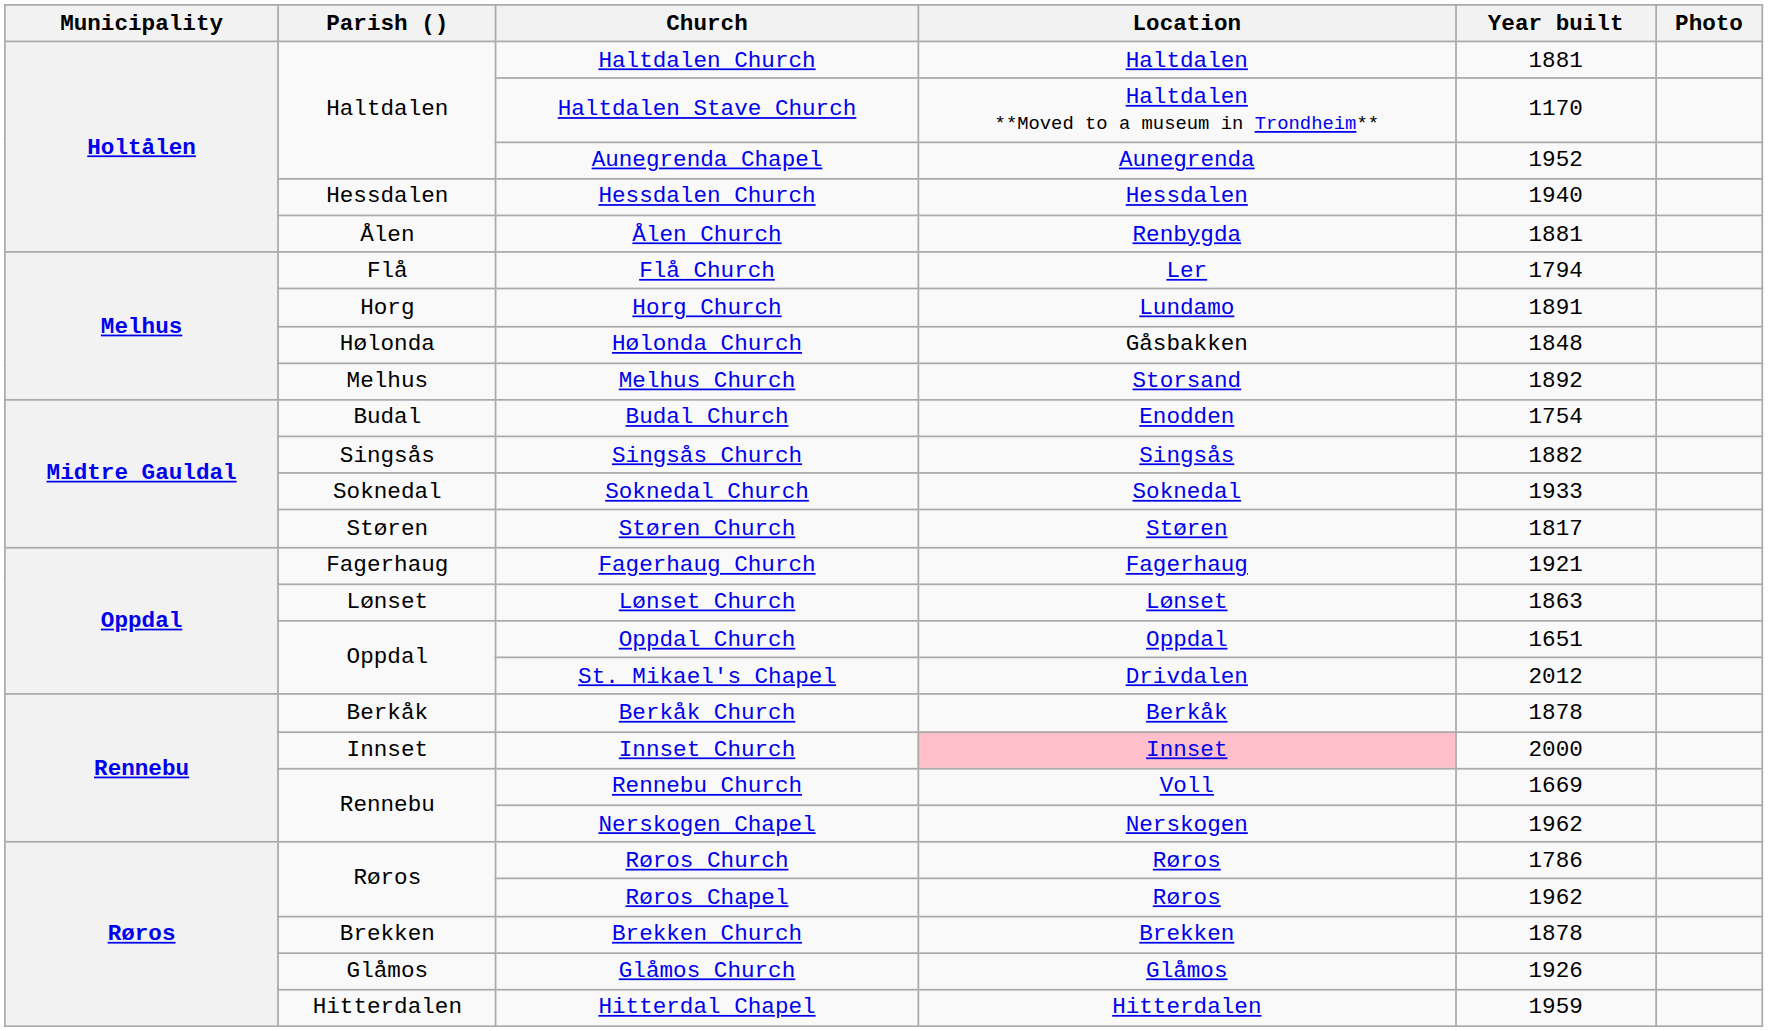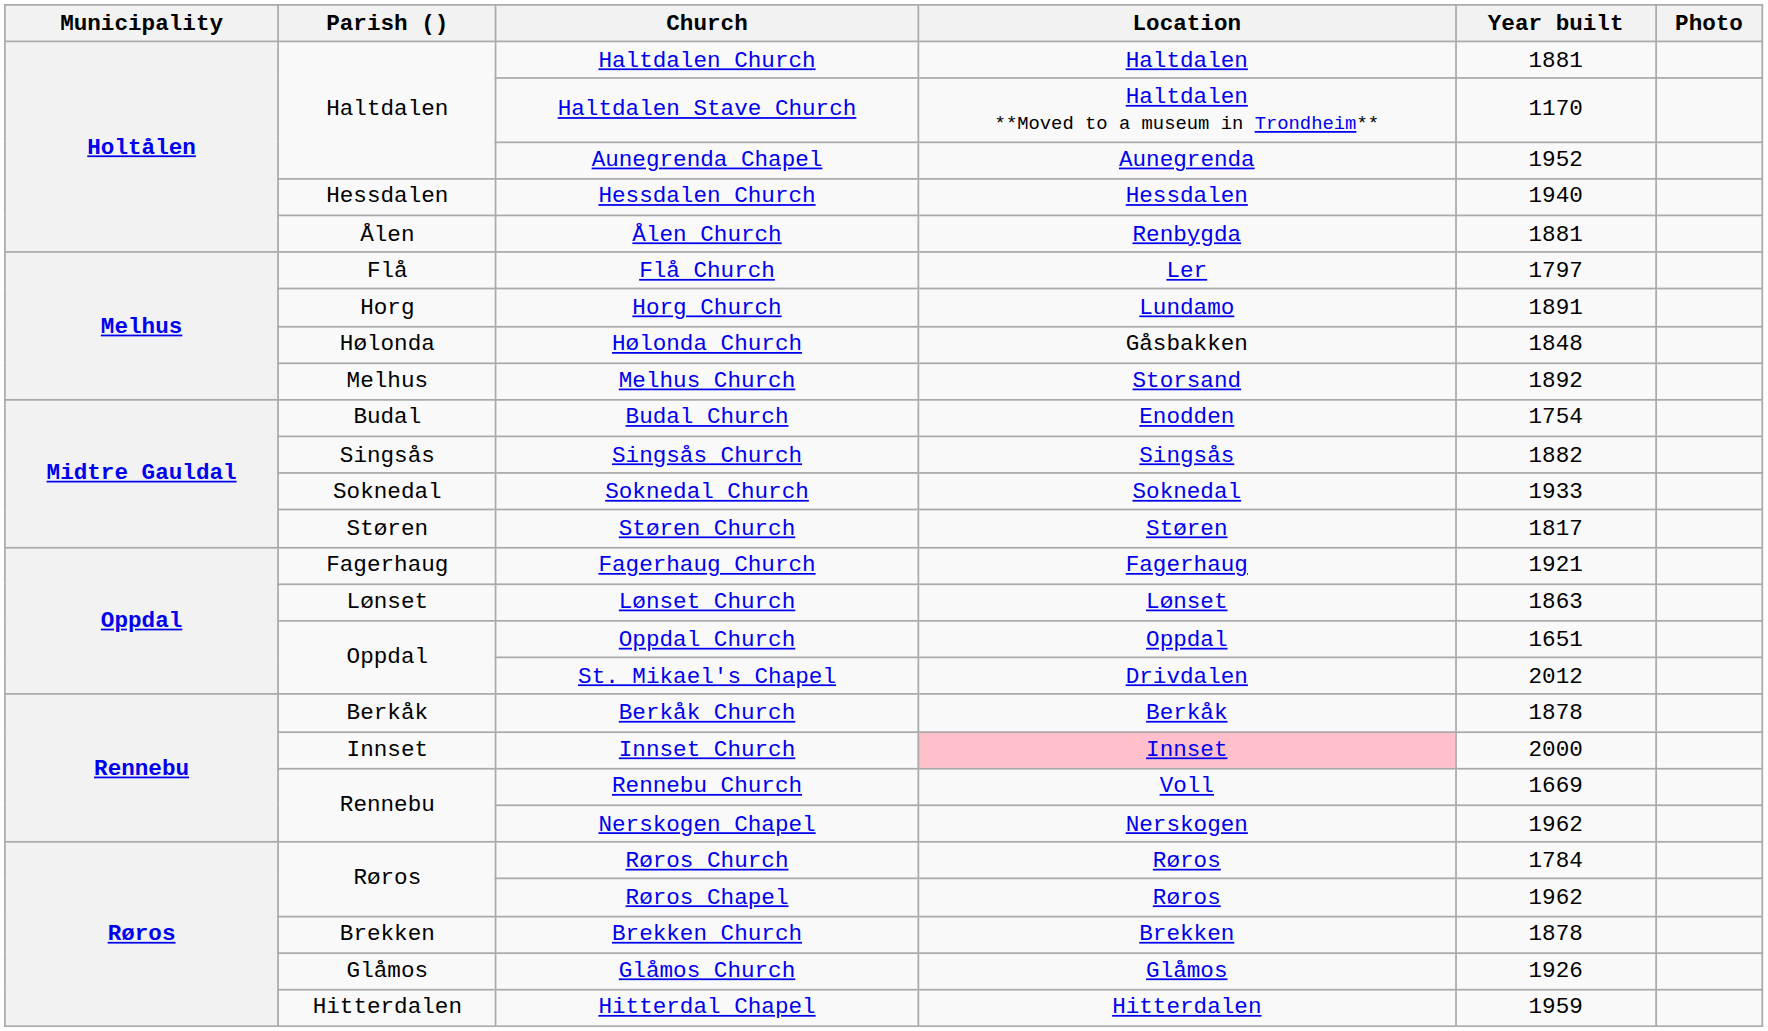(1556, 271) 1794 -> (1556, 271) 1797
(1556, 860) 1786 -> (1556, 860) 1784
